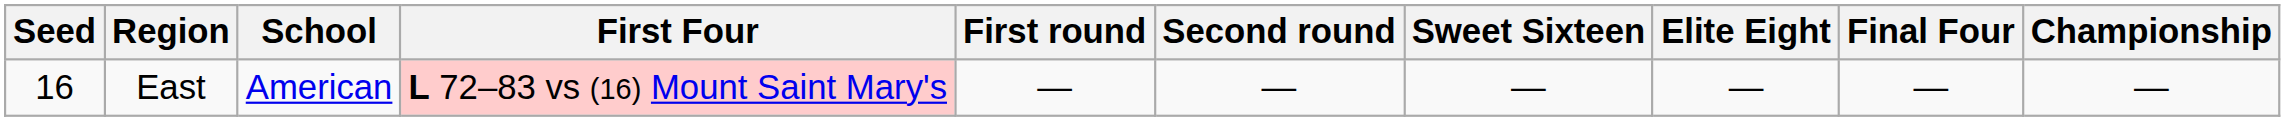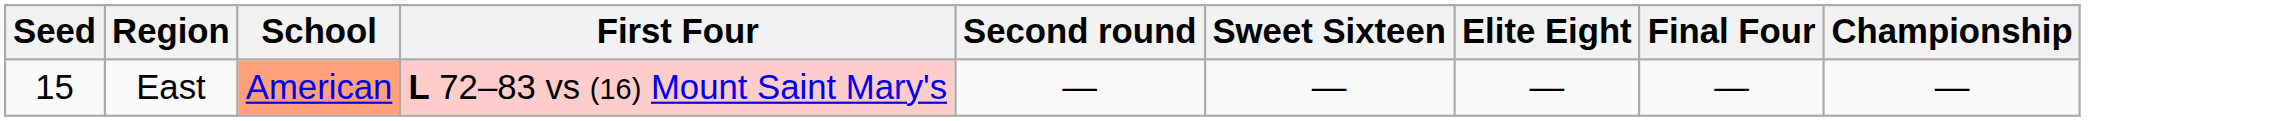- column: (1055, 32)
(55, 87) 16 -> (55, 87) 15
(319, 87) no background -> (319, 87) lightsalmon background
